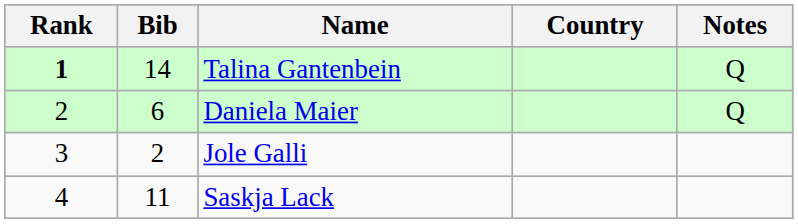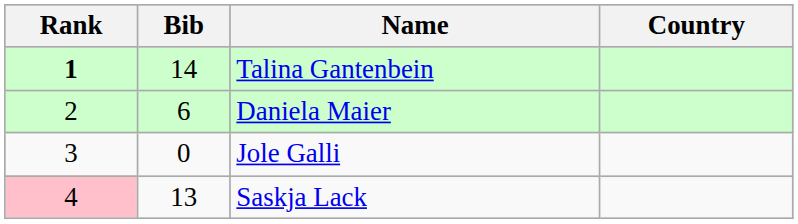- column: (735, 25)
(158, 153) 2 -> (184, 153) 0
(61, 196) no background -> (71, 196) pink background
(158, 196) 11 -> (184, 196) 13
